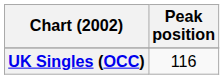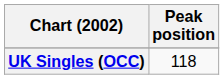(184, 61) 116 -> (184, 61) 118
